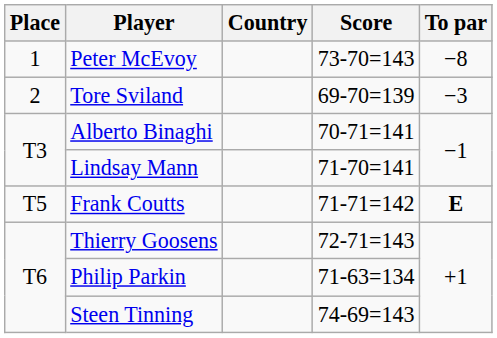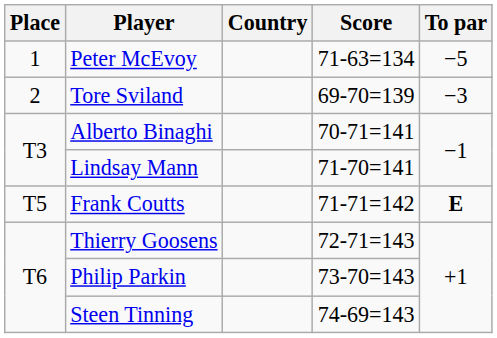(366, 59) 73-70=143 -> (366, 59) 71-63=134
(456, 59) −8 -> (456, 59) −5
(366, 277) 71-63=134 -> (366, 277) 73-70=143
